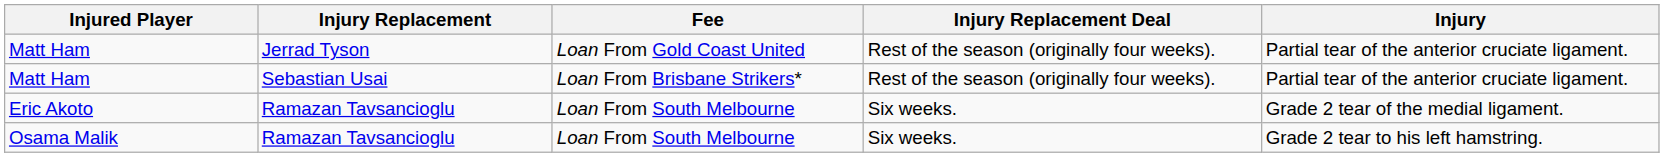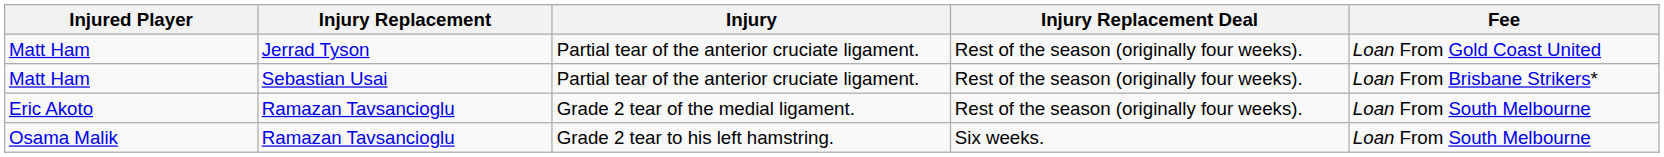columns swapped: (1460, 20) <-> (708, 20)
(912, 108) Six weeks. -> (1129, 108) Rest of the season (originally four weeks).
